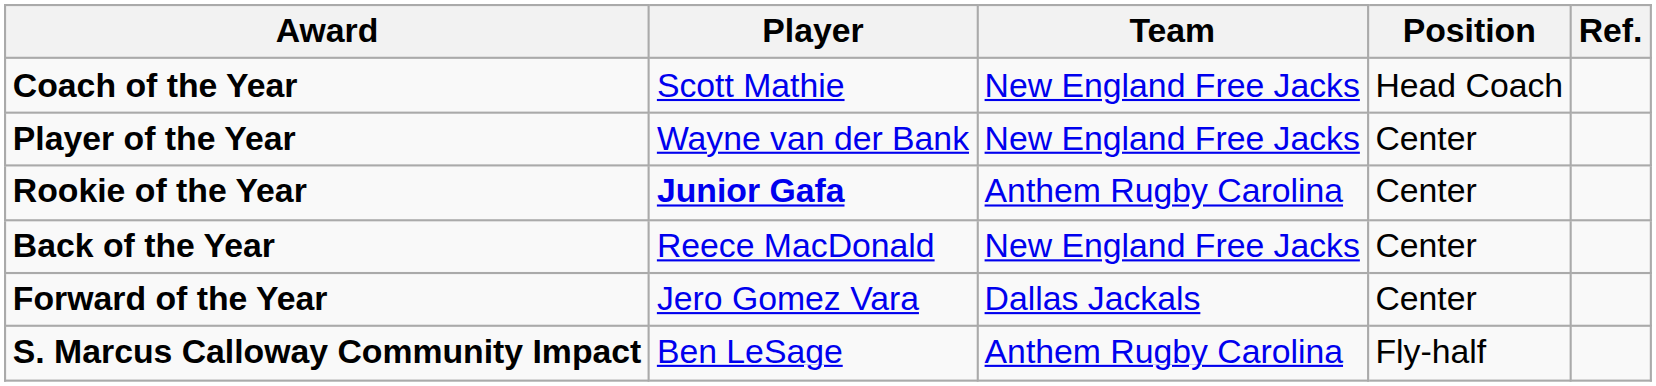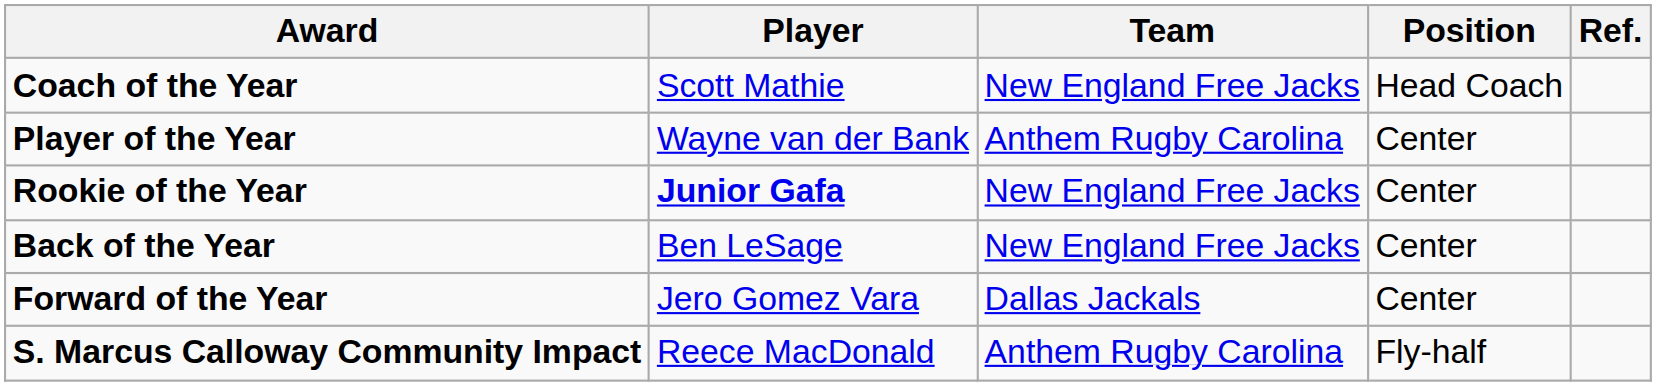(1172, 138) New England Free Jacks -> (1164, 138) Anthem Rugby Carolina
(1164, 191) Anthem Rugby Carolina -> (1172, 191) New England Free Jacks
(796, 245) Reece MacDonald -> (750, 245) Ben LeSage
(750, 352) Ben LeSage -> (796, 352) Reece MacDonald
